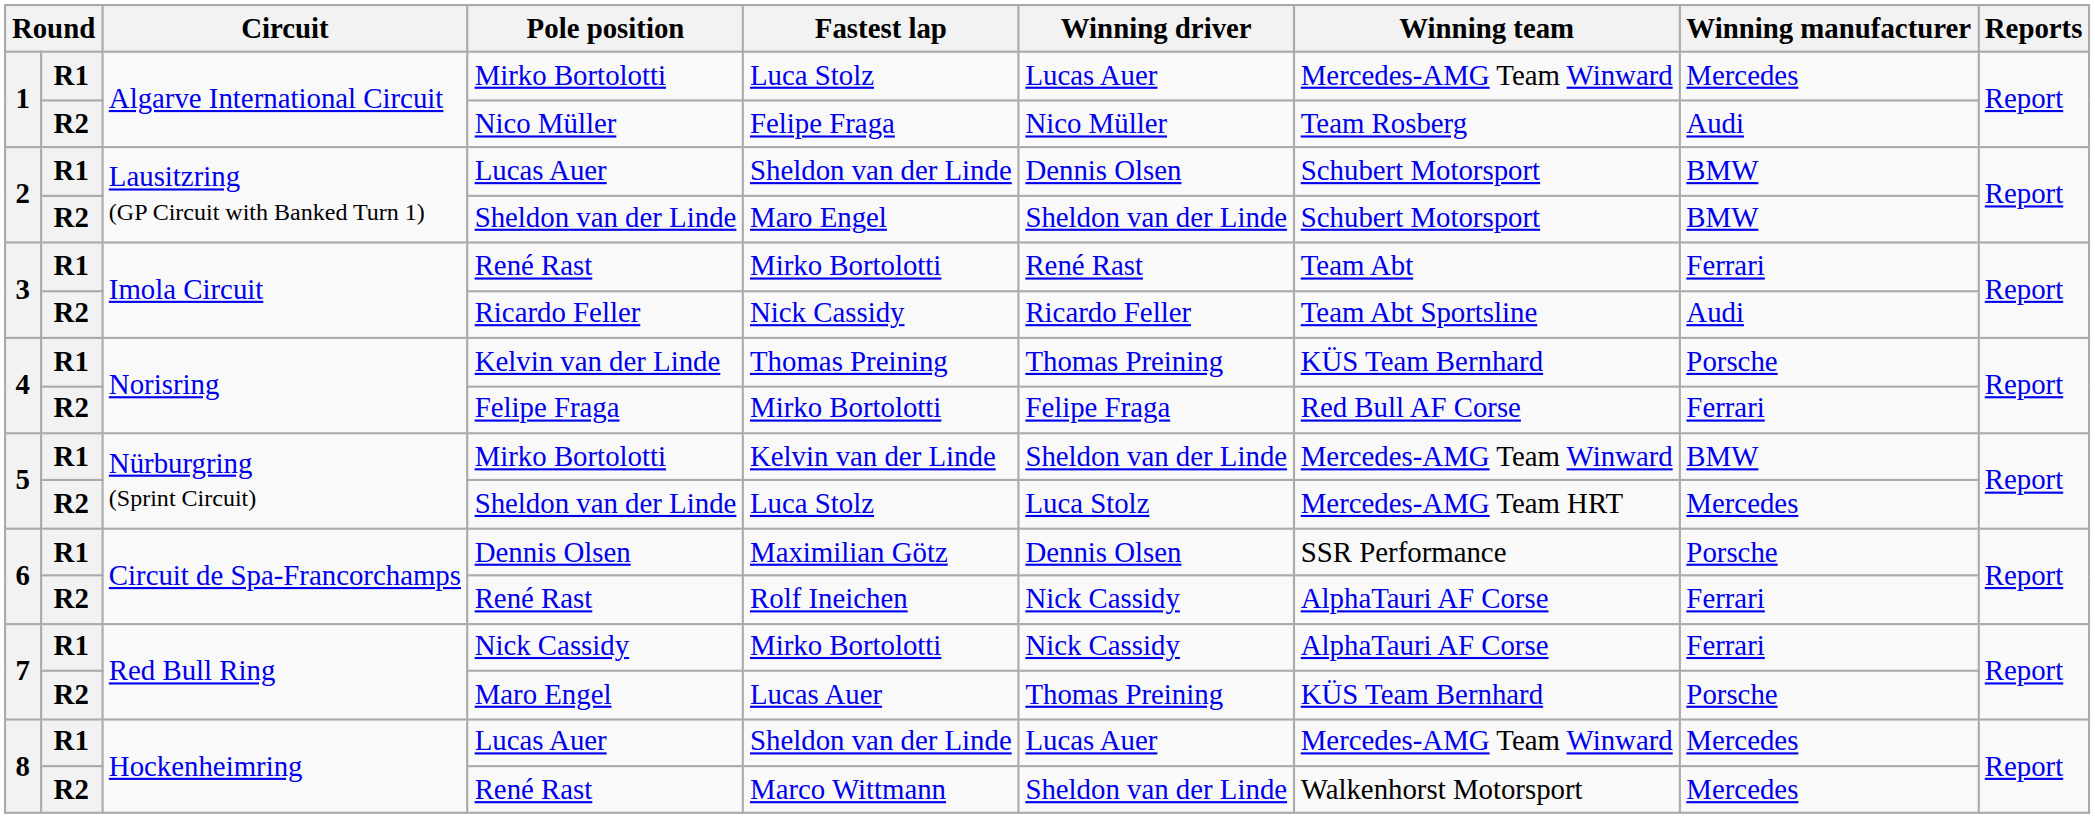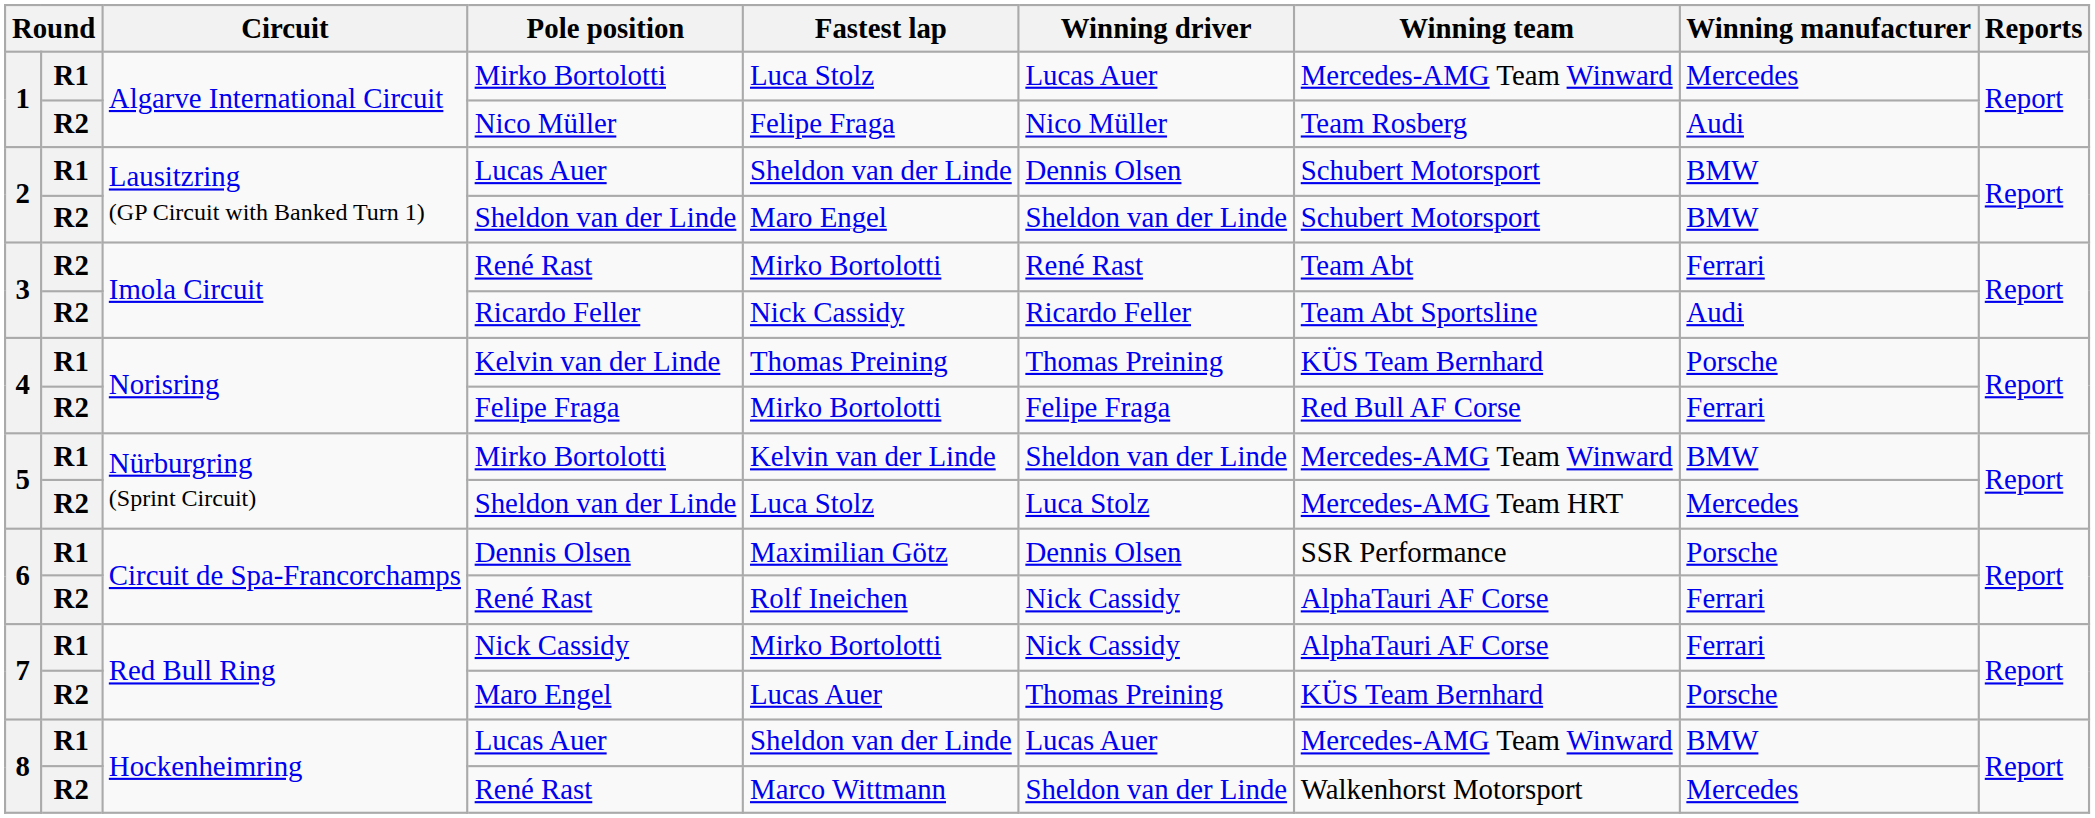(71, 265) R1 -> (71, 265) R2
(1742, 741) Mercedes -> (1722, 741) BMW
